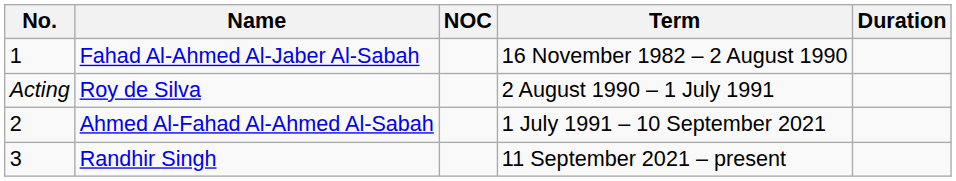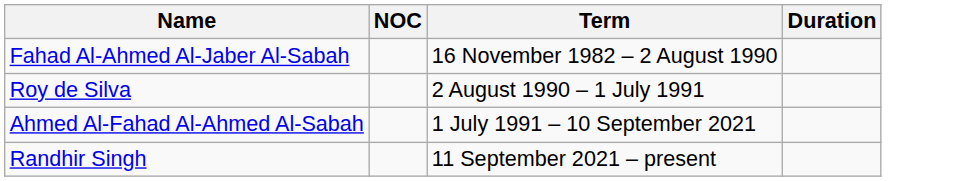- column: (40, 21)
